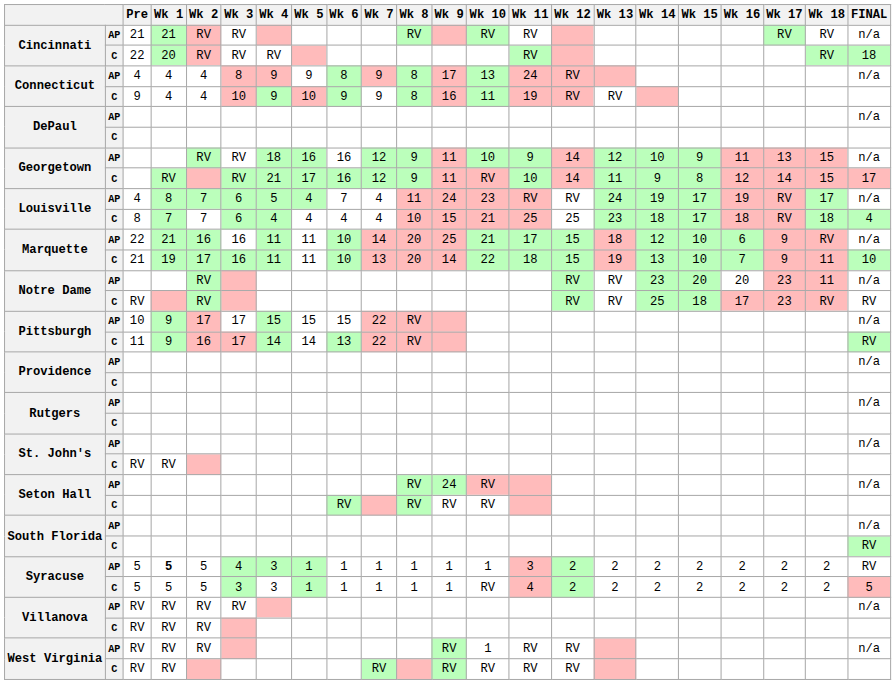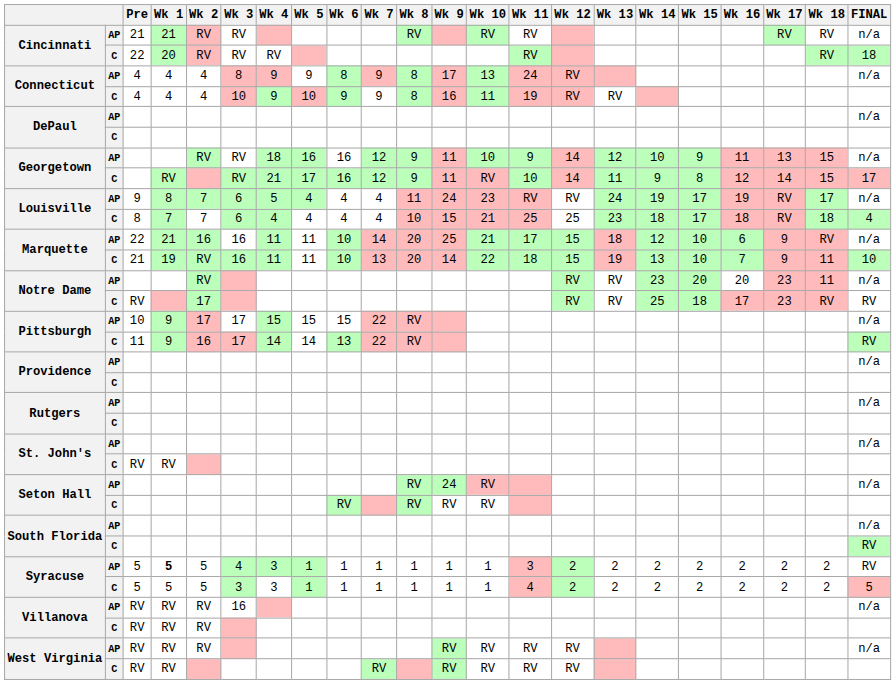(137, 96) 9 -> (137, 96) 4
(137, 198) 4 -> (137, 198) 9
(344, 198) 7 -> (344, 198) 4
(204, 260) 17 -> (204, 260) RV
(204, 301) RV -> (204, 301) 17
(488, 587) RV -> (488, 587) 1
(239, 607) RV -> (239, 607) 16
(488, 648) 1 -> (488, 648) RV
